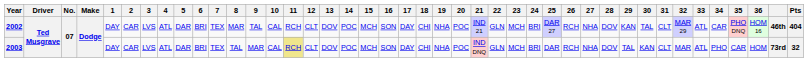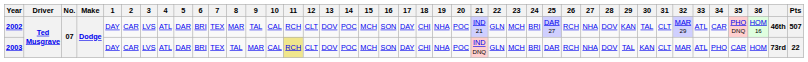(796, 27) 404 -> (796, 27) 507
(796, 47) 32 -> (796, 47) 22
